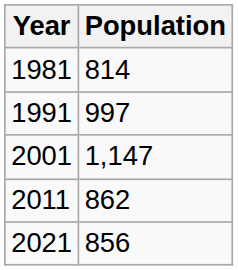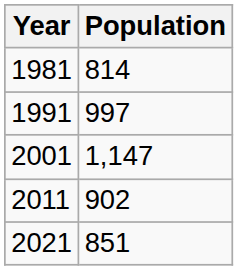(107, 199) 862 -> (107, 199) 902
(107, 243) 856 -> (107, 243) 851
